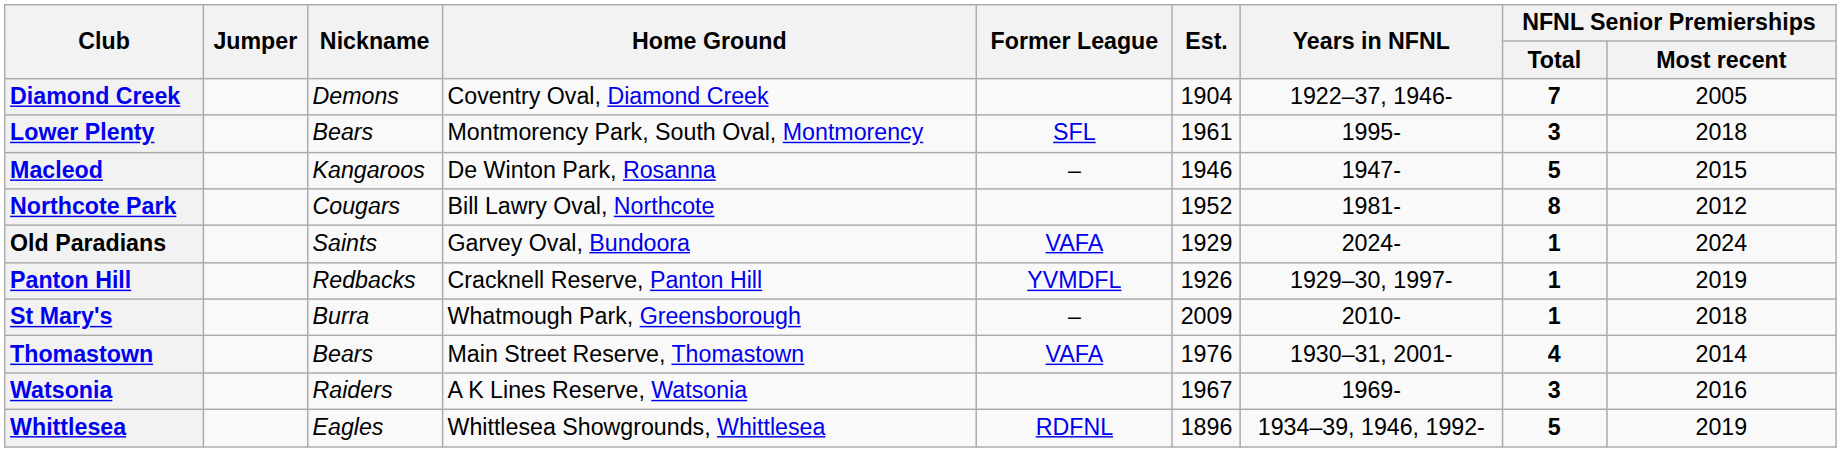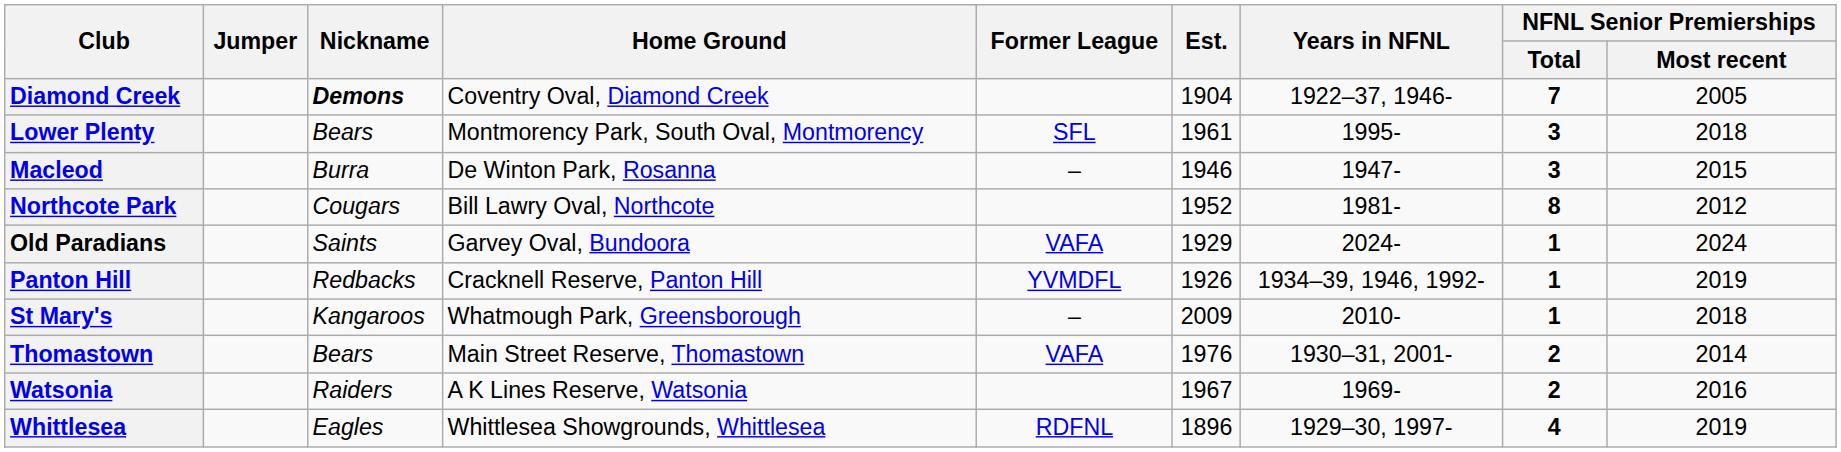(356, 96) normal -> (358, 96) bold
(369, 170) Kangaroos -> (341, 170) Burra
(1554, 170) 5 -> (1554, 170) 3
(1371, 280) 1929–30, 1997- -> (1371, 280) 1934–39, 1946, 1992-
(341, 317) Burra -> (369, 317) Kangaroos
(1554, 354) 4 -> (1554, 354) 2
(1554, 390) 3 -> (1554, 390) 2
(1371, 427) 1934–39, 1946, 1992- -> (1371, 427) 1929–30, 1997-
(1554, 427) 5 -> (1554, 427) 4
